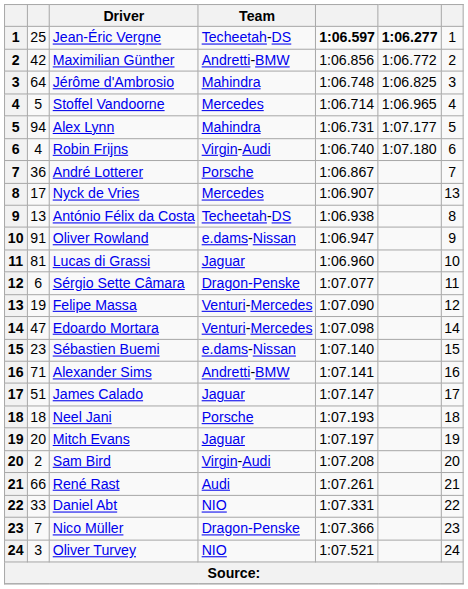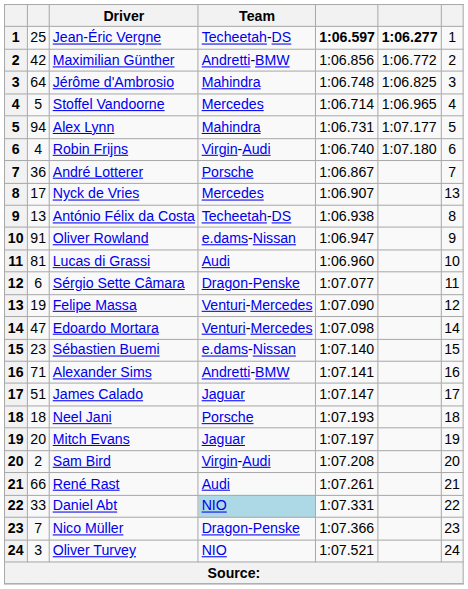(223, 261) Jaguar -> (216, 261) Audi
(214, 506) no background -> (214, 506) lightblue background
